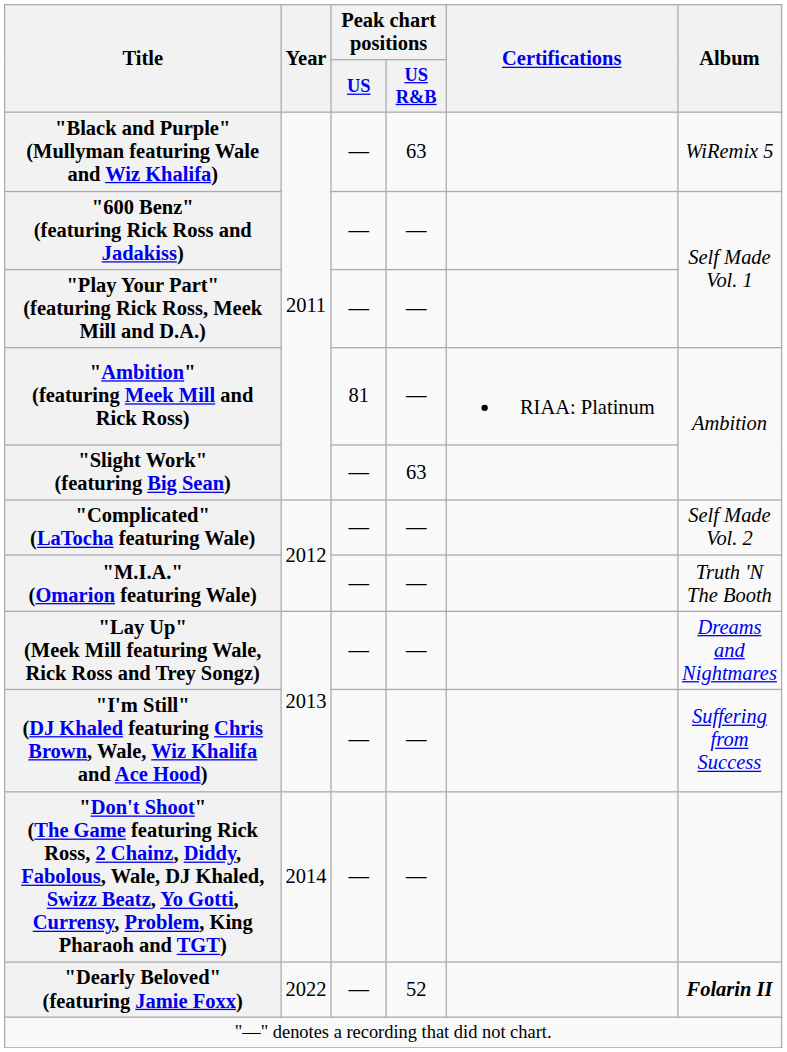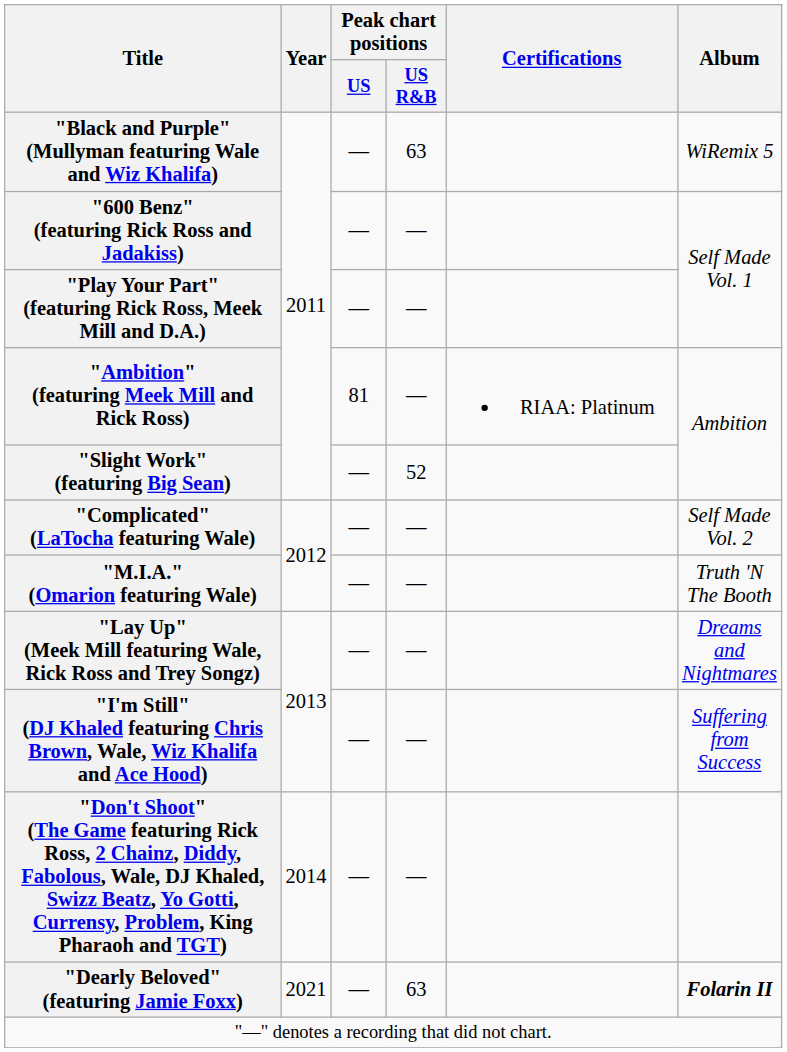(416, 472) 63 -> (416, 472) 52
(306, 989) 2022 -> (306, 989) 2021
(416, 989) 52 -> (416, 989) 63
